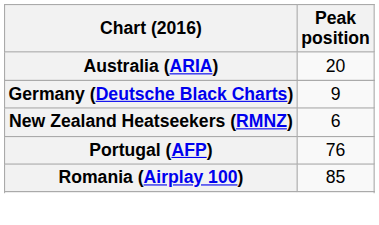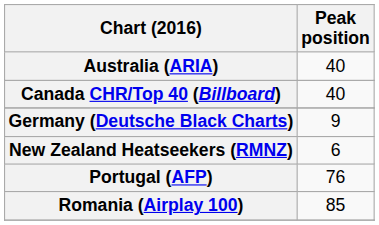(336, 66) 20 -> (336, 66) 40
+ row: (151, 94)
